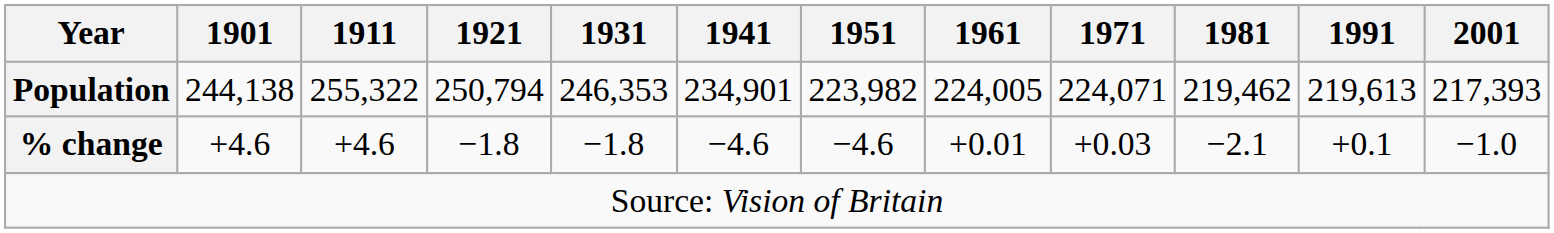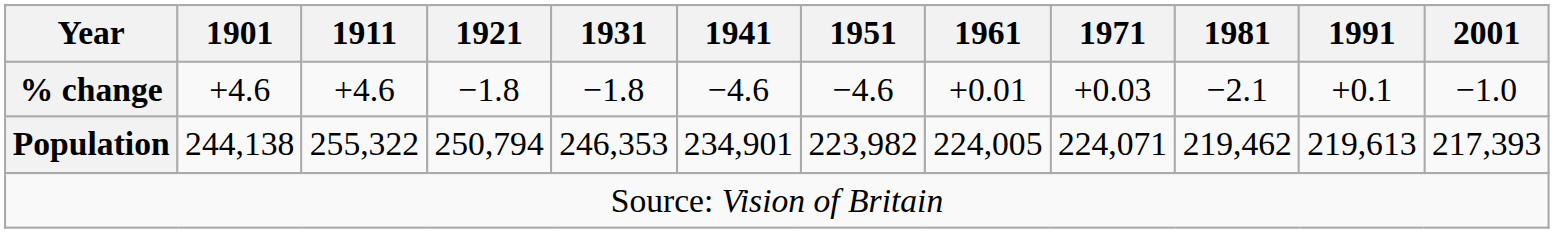rows swapped: (91, 89) <-> (91, 144)
